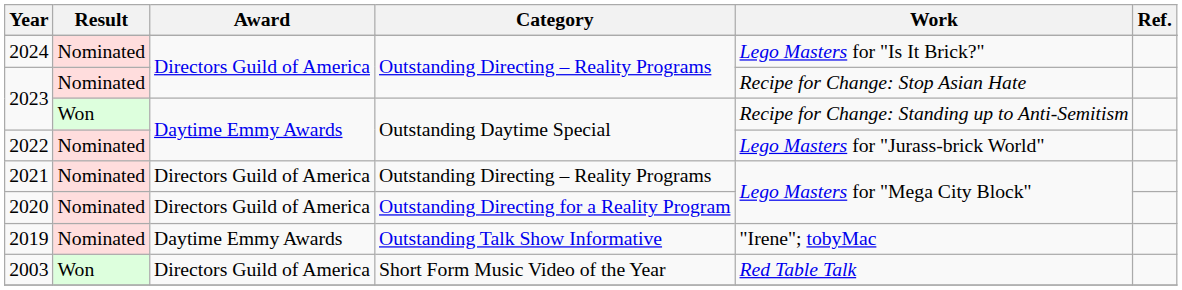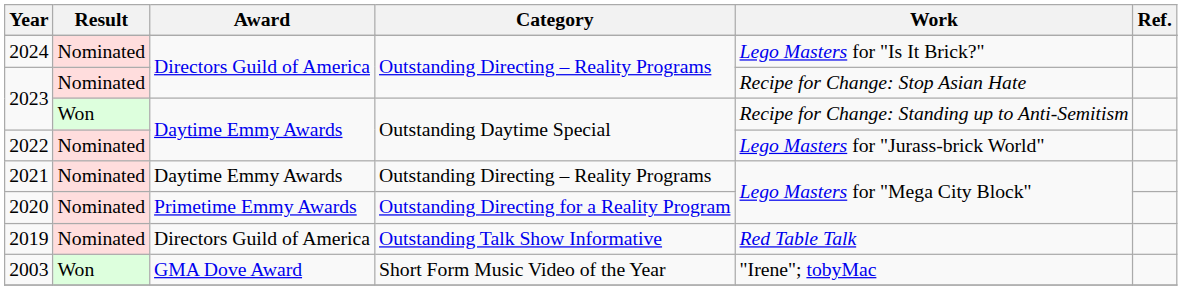(262, 176) Directors Guild of America -> (248, 176) Daytime Emmy Awards
(262, 207) Directors Guild of America -> (255, 207) Primetime Emmy Awards
(248, 238) Daytime Emmy Awards -> (262, 238) Directors Guild of America
(808, 238) "Irene"; tobyMac -> (798, 238) Red Table Talk
(262, 269) Directors Guild of America -> (228, 269) GMA Dove Award
(798, 269) Red Table Talk -> (808, 269) "Irene"; tobyMac
